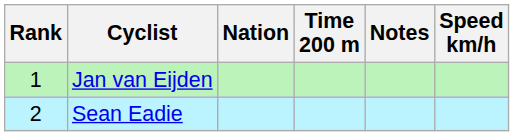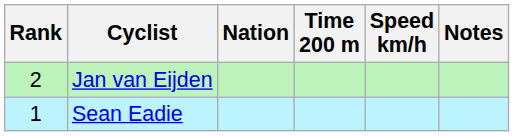columns swapped: (471, 33) <-> (400, 33)
(36, 79) 1 -> (36, 79) 2
(36, 113) 2 -> (36, 113) 1
